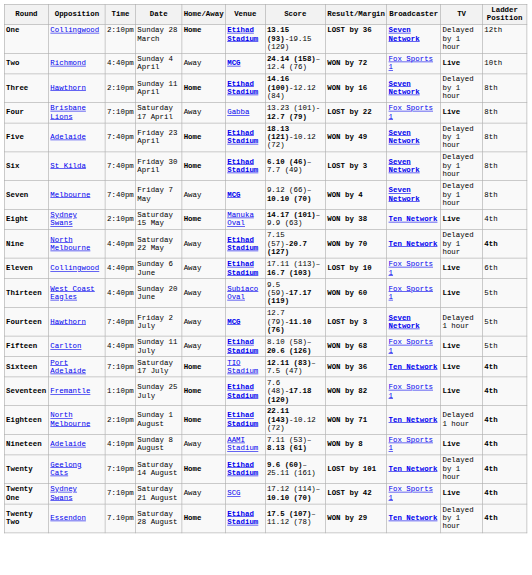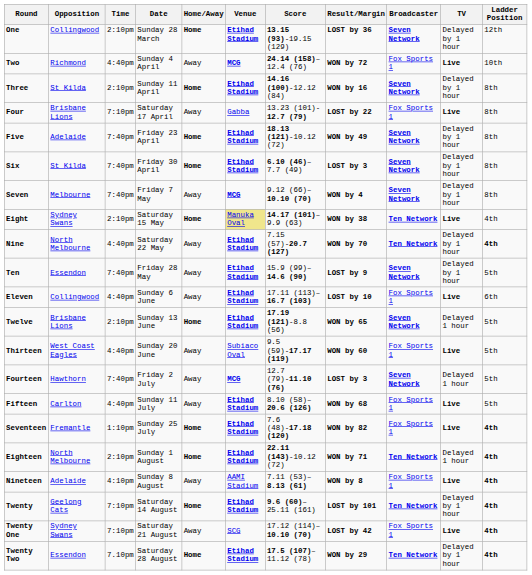(68, 89) Hawthorn -> (68, 89) St Kilda
(241, 220) no background -> (241, 220) khaki background
+ row: (13, 273)
+ row: (19, 322)
- row: (22, 367)
